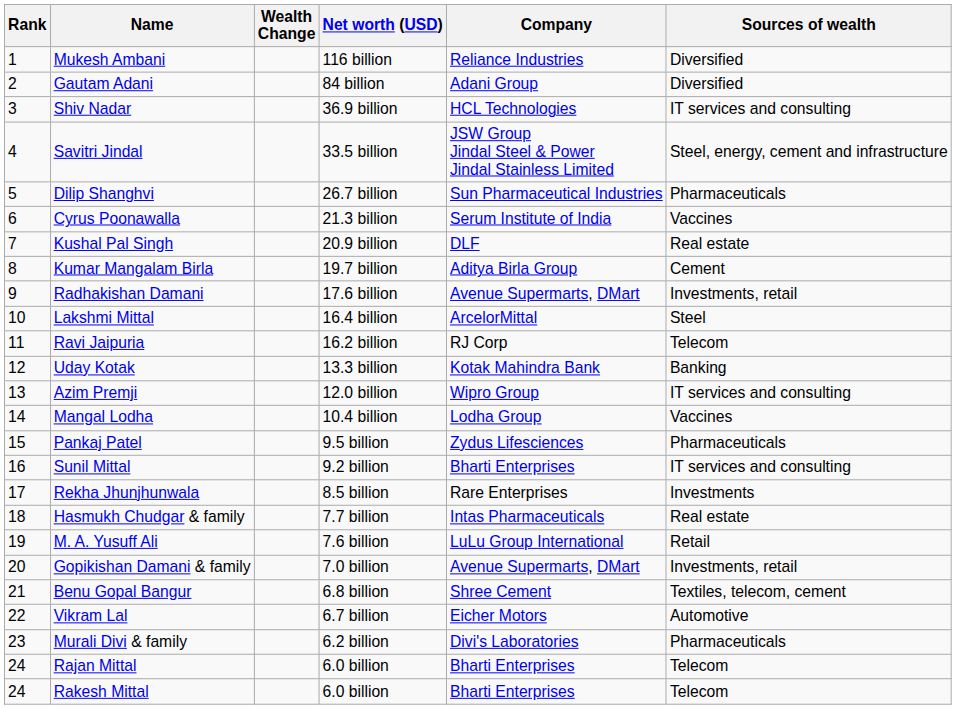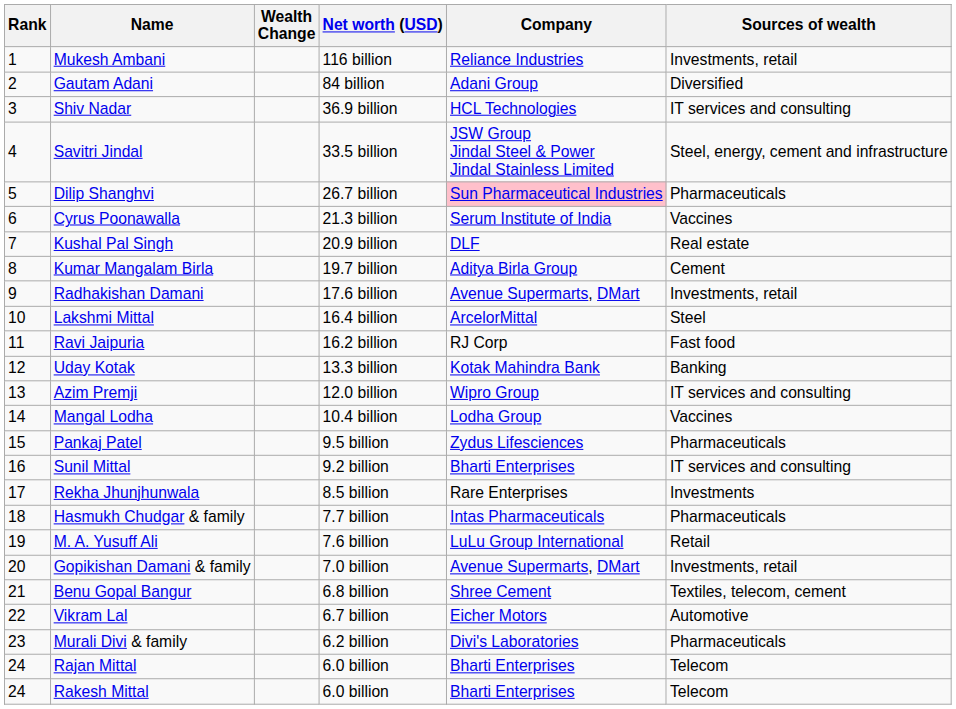(707, 59) Diversified -> (734, 59) Investments, retail
(556, 194) no background -> (556, 194) pink background
(699, 343) Telecom -> (703, 343) Fast food
(710, 517) Real estate -> (728, 517) Pharmaceuticals
